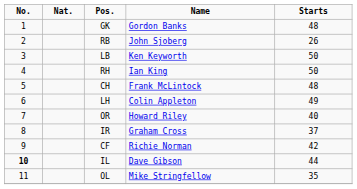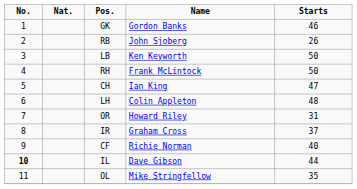(313, 27) 48 -> (313, 27) 46
(148, 72) Ian King -> (165, 72) Frank McLintock
(165, 87) Frank McLintock -> (148, 87) Ian King
(313, 87) 48 -> (313, 87) 47
(313, 102) 49 -> (313, 102) 48
(313, 117) 40 -> (313, 117) 31
(313, 147) 42 -> (313, 147) 40
